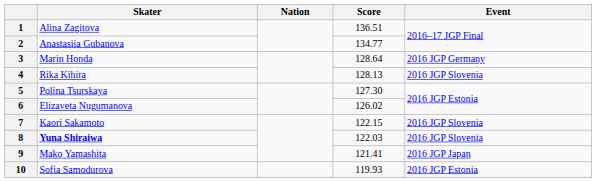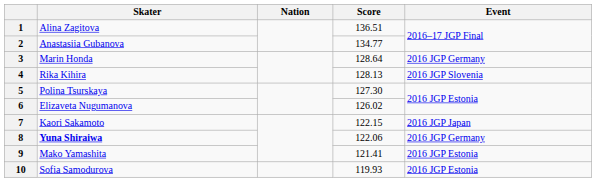(445, 122) 2016 JGP Slovenia -> (439, 122) 2016 JGP Japan
(369, 138) 122.03 -> (369, 138) 122.06
(445, 138) 2016 JGP Slovenia -> (446, 138) 2016 JGP Germany
(439, 153) 2016 JGP Japan -> (442, 153) 2016 JGP Estonia
